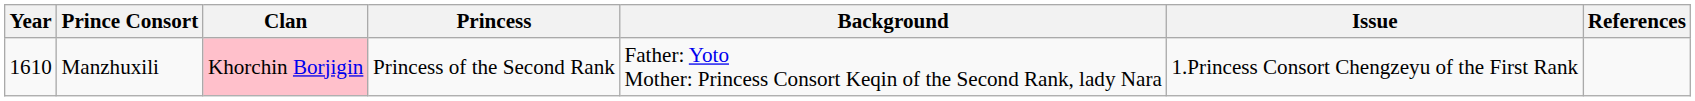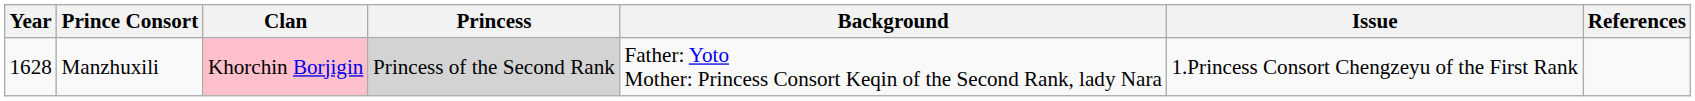(31, 66) 1610 -> (31, 66) 1628
(494, 66) no background -> (494, 66) lightgrey background
